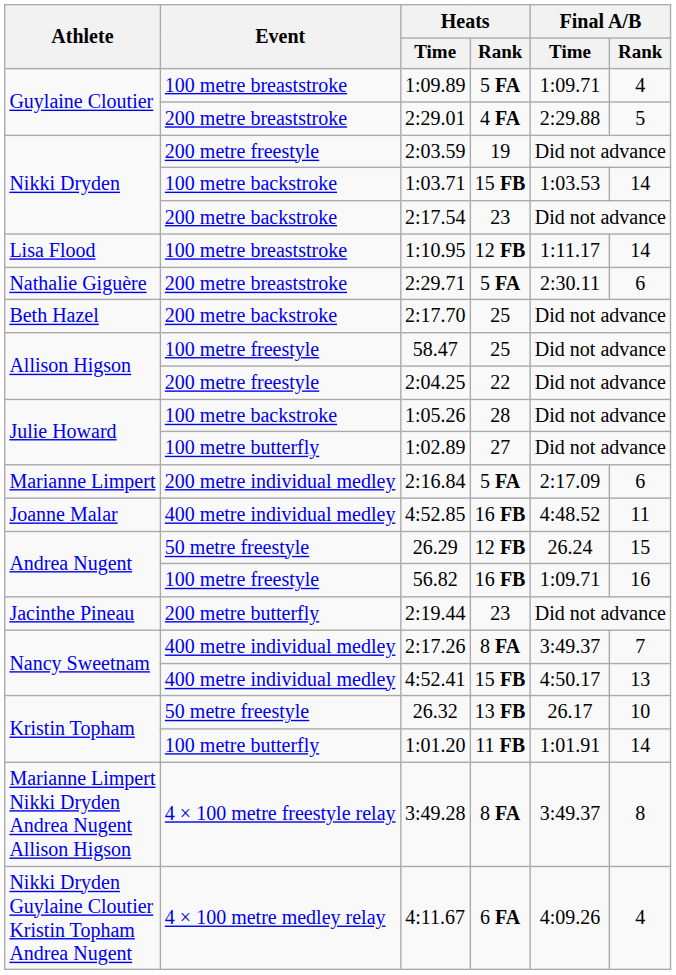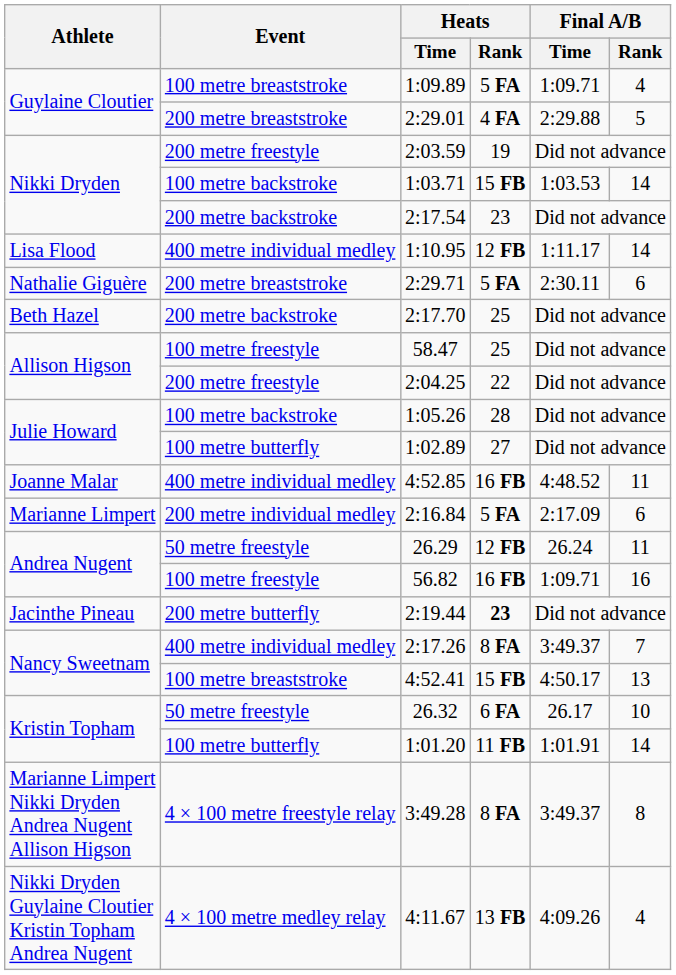(256, 250) 100 metre breaststroke -> (280, 250) 400 metre individual medley
rows swapped: (435, 481) <-> (435, 514)
(640, 547) 15 -> (640, 547) 11
(500, 613) normal -> (500, 613) bold
(280, 679) 400 metre individual medley -> (256, 679) 100 metre breaststroke
(500, 712) 13 FB -> (500, 712) 6 FA
(500, 918) 6 FA -> (500, 918) 13 FB
